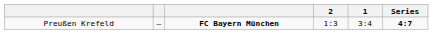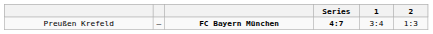columns swapped: (405, 11) <-> (331, 11)
